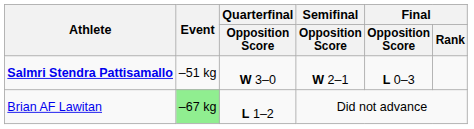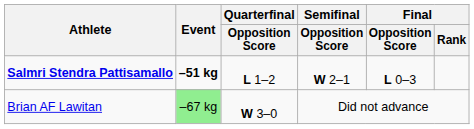(198, 73) normal -> (198, 73) bold
(258, 80) W 3–0 -> (259, 80) L 1–2
(258, 114) L 1–2 -> (259, 114) W 3–0
